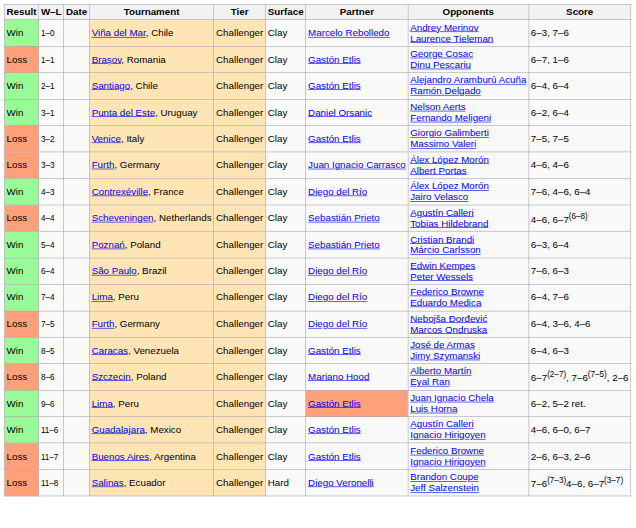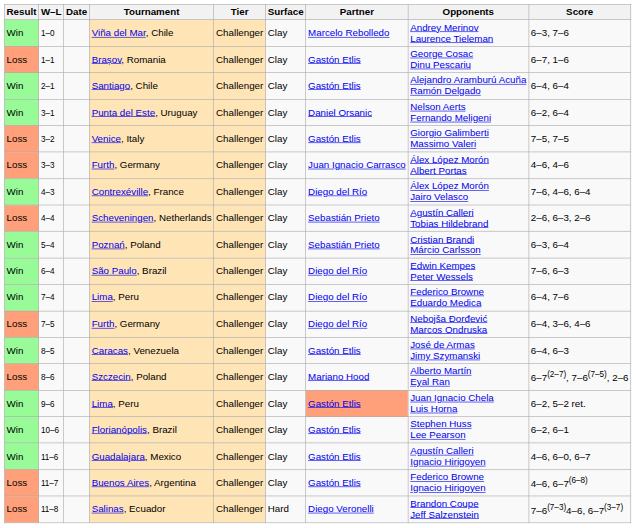(559, 218) 4–6, 6–7(6–8) -> (561, 218) 2–6, 6–3, 2–6
+ row: (50, 430)
(561, 456) 2–6, 6–3, 2–6 -> (559, 483) 4–6, 6–7(6–8)
